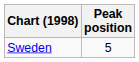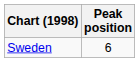(108, 47) 5 -> (108, 47) 6
